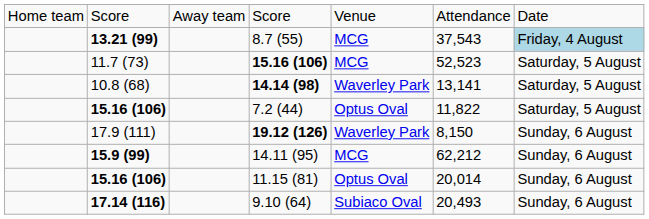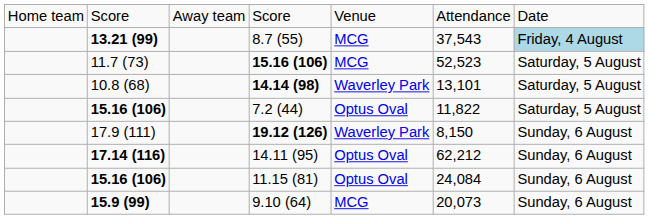(459, 86) 13,141 -> (459, 86) 13,101
(120, 156) 15.9 (99) -> (128, 156) 17.14 (116)
(351, 156) MCG -> (371, 156) Optus Oval
(459, 179) 20,014 -> (459, 179) 24,084
(128, 202) 17.14 (116) -> (120, 202) 15.9 (99)
(378, 202) Subiaco Oval -> (351, 202) MCG
(459, 202) 20,493 -> (459, 202) 20,073
